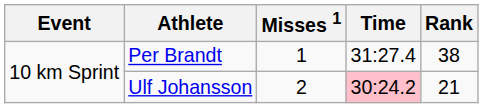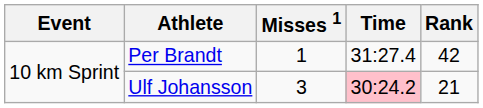(449, 57) 38 -> (449, 57) 42
(301, 88) 2 -> (301, 88) 3
